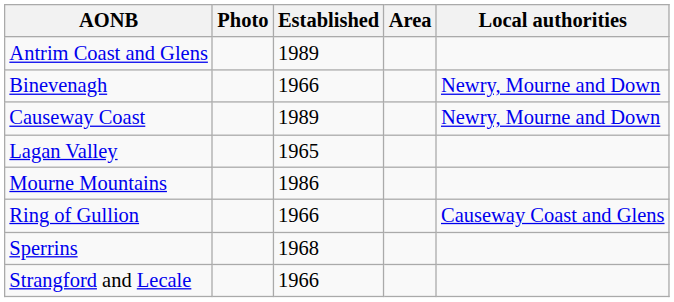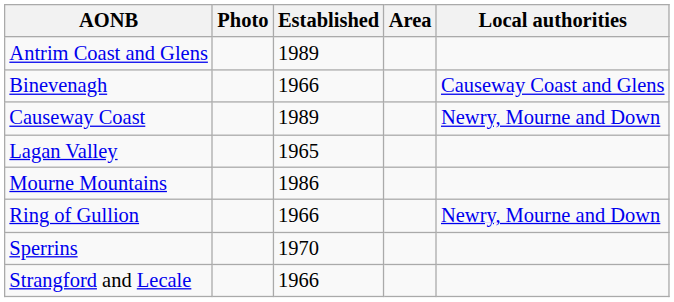(551, 85) Newry, Mourne and Down -> (553, 85) Causeway Coast and Glens
(553, 215) Causeway Coast and Glens -> (551, 215) Newry, Mourne and Down
(298, 248) 1968 -> (298, 248) 1970
